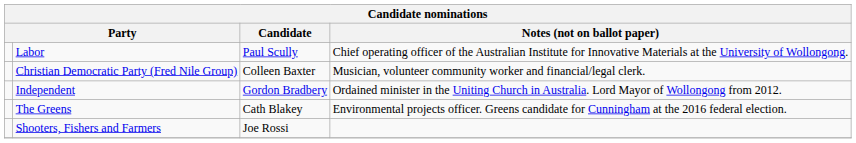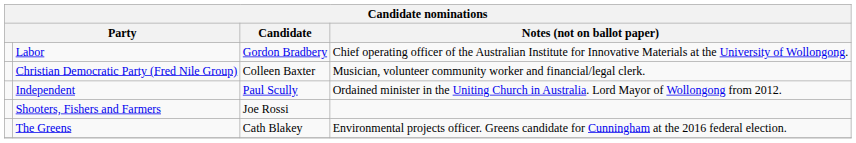(270, 52) Paul Scully -> (285, 52) Gordon Bradbery
(285, 90) Gordon Bradbery -> (270, 90) Paul Scully
rows swapped: (88, 128) <-> (43, 109)
